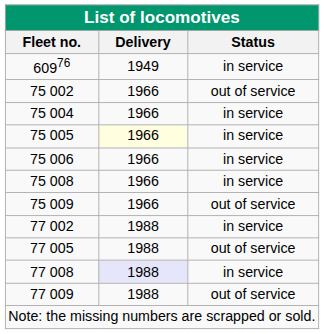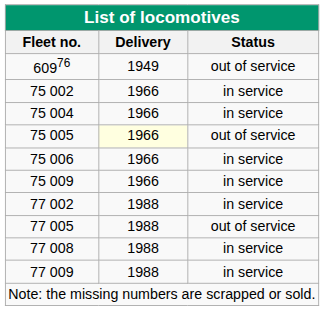(253, 66) in service -> (253, 66) out of service
(253, 91) out of service -> (253, 91) in service
(253, 136) in service -> (253, 136) out of service
- row: (52, 181)
(253, 204) out of service -> (253, 181) in service
(143, 271) lavender background -> (143, 249) no background
(253, 294) out of service -> (253, 271) in service
